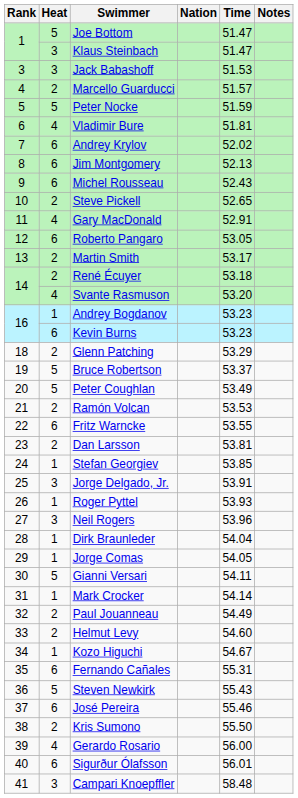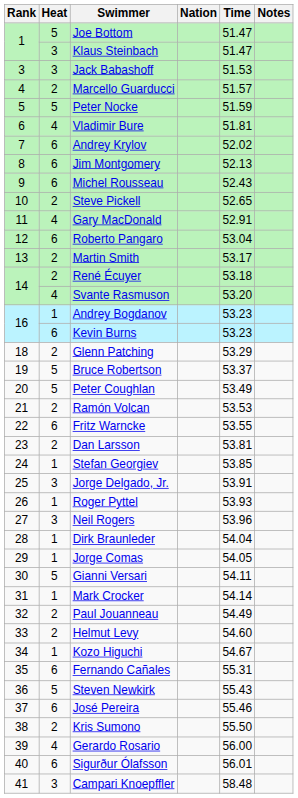(237, 239) 53.05 -> (237, 239) 53.04
